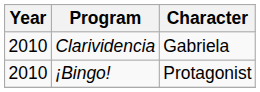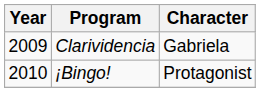(28, 45) 2010 -> (28, 45) 2009
